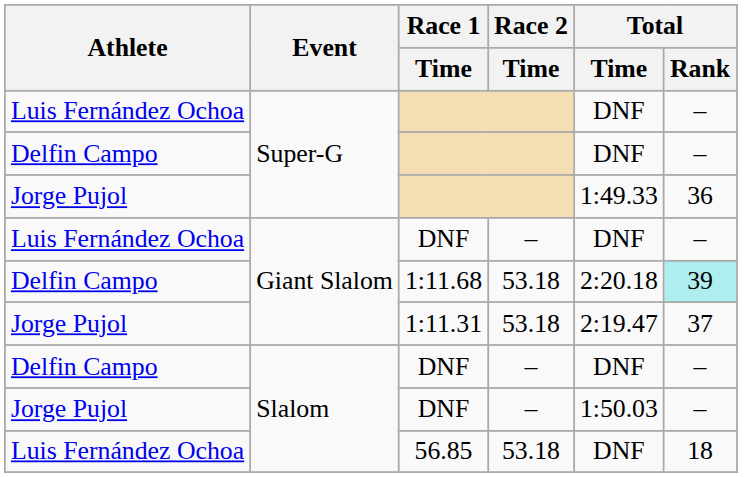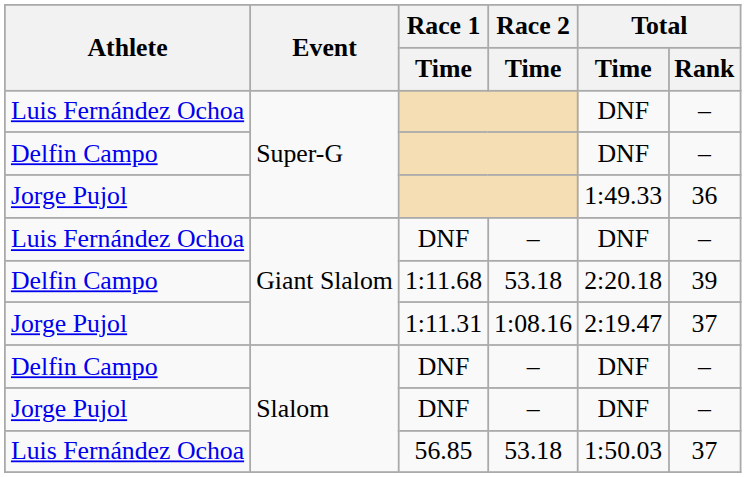(700, 281) paleturquoise background -> (704, 281) no background
(531, 323) 53.18 -> (533, 323) 1:08.16
(619, 408) 1:50.03 -> (623, 408) DNF
(619, 451) DNF -> (623, 451) 1:50.03
(700, 451) 18 -> (704, 451) 37
